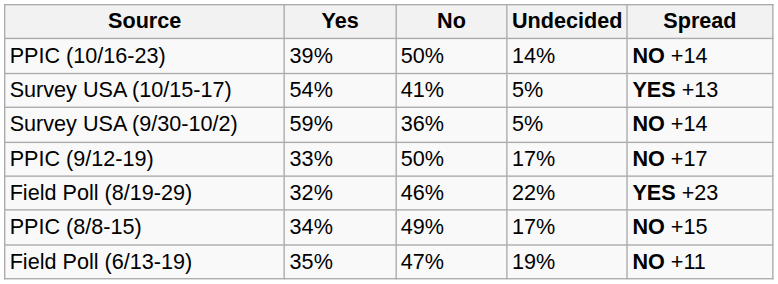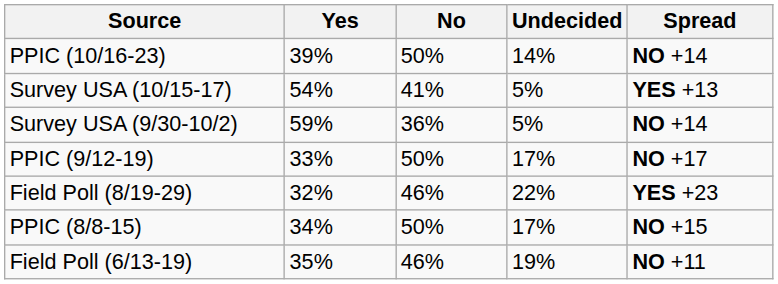(422, 227) 49% -> (422, 227) 50%
(422, 261) 47% -> (422, 261) 46%
